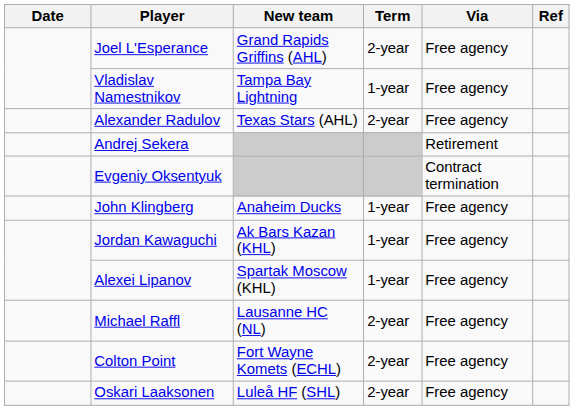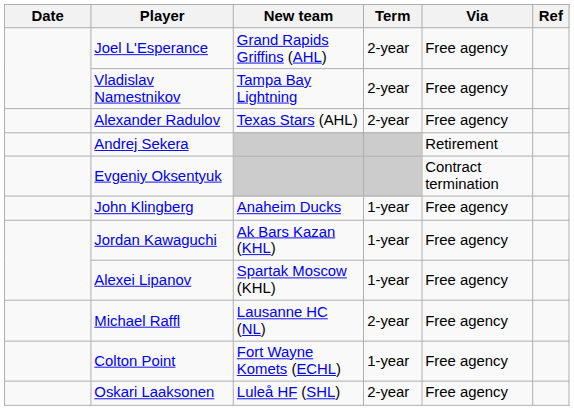(388, 88) 1-year -> (388, 88) 2-year
(388, 361) 2-year -> (388, 361) 1-year
